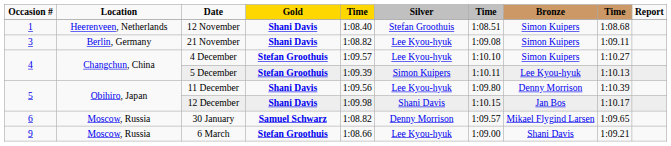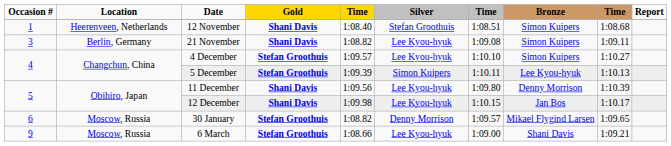(422, 103) Shani Davis -> (422, 103) Lee Kyou-hyuk
(293, 118) Samuel Schwarz -> (293, 118) Stefan Groothuis
